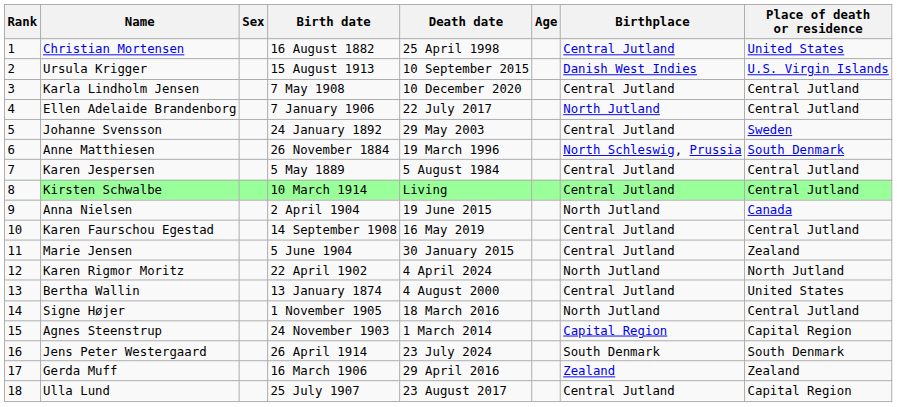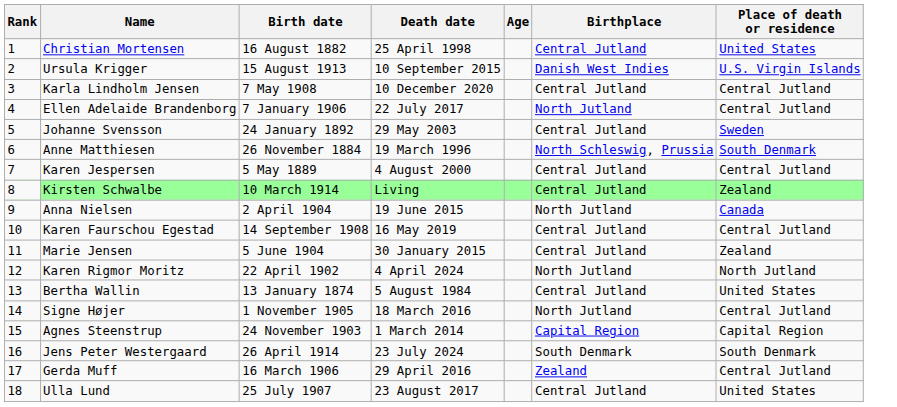- column: (253, 22)
(451, 170) 5 August 1984 -> (423, 170) 4 August 2000
(803, 190) Central Jutland -> (745, 190) Zealand
(451, 290) 4 August 2000 -> (423, 290) 5 August 1984
(774, 371) Zealand -> (775, 371) Central Jutland
(800, 391) Capital Region -> (768, 391) United States
